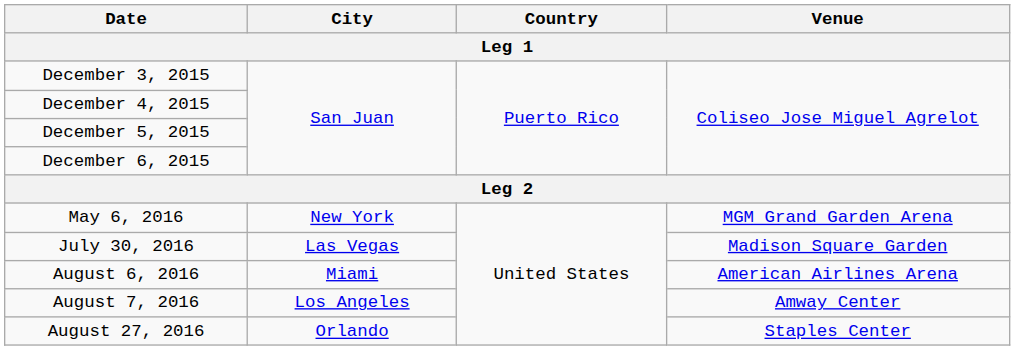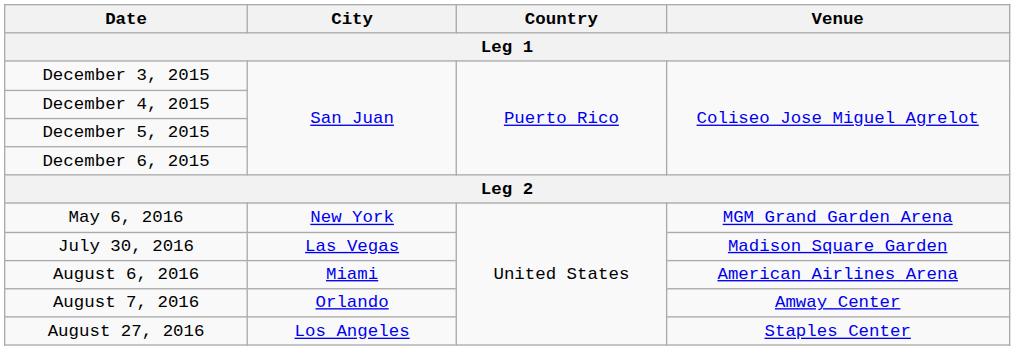(352, 303) Los Angeles -> (352, 303) Orlando
(352, 331) Orlando -> (352, 331) Los Angeles
